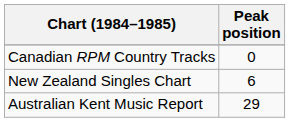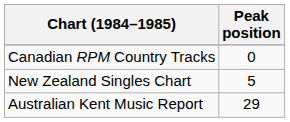(251, 81) 6 -> (251, 81) 5
